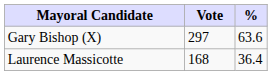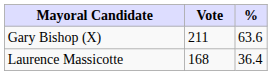(198, 37) 297 -> (198, 37) 211
